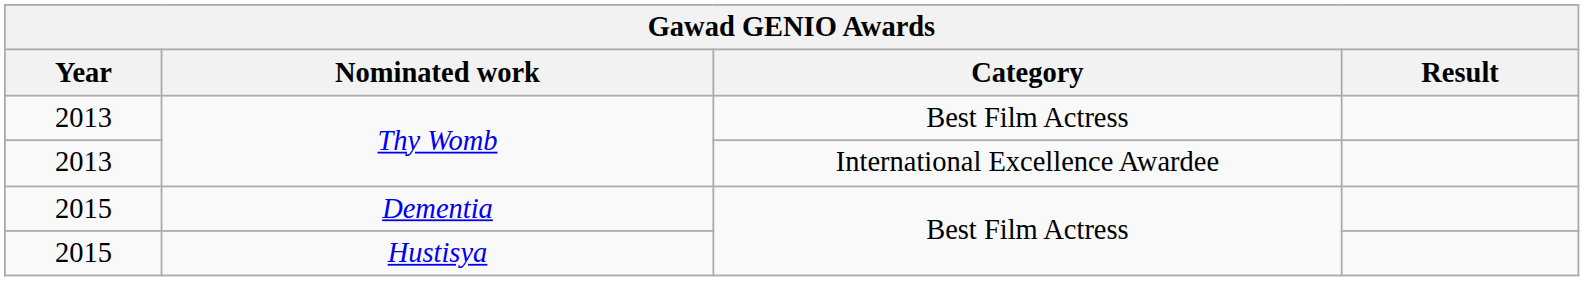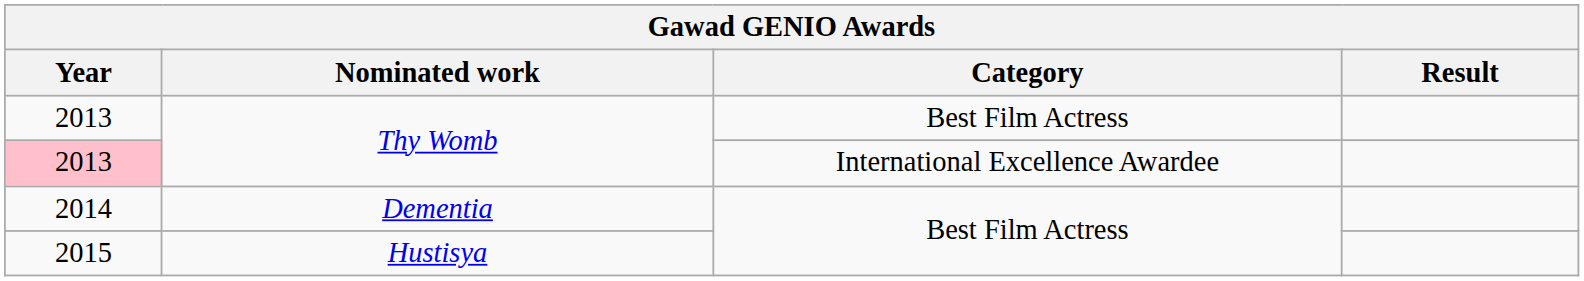(84, 162) no background -> (84, 162) pink background
(84, 207) 2015 -> (84, 207) 2014
